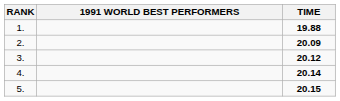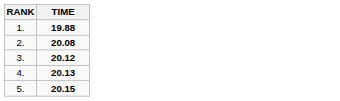- column: (160, 12)
(309, 43) 20.09 -> (63, 43) 20.08
(309, 73) 20.14 -> (63, 73) 20.13
